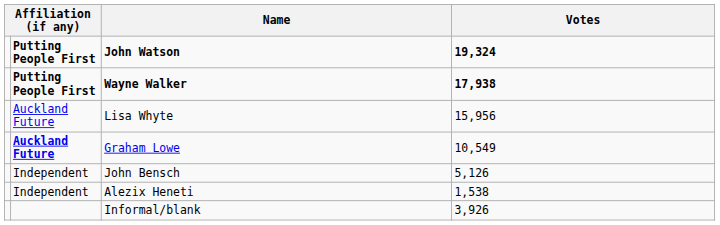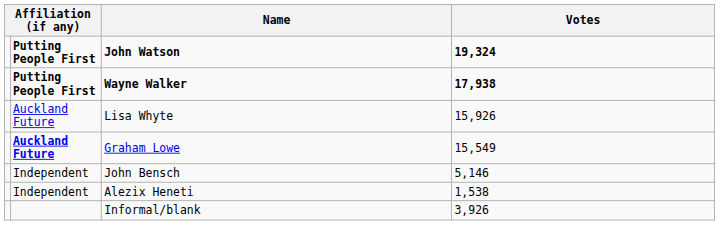(475, 116) 15,956 -> (475, 116) 15,926
(475, 148) 10,549 -> (475, 148) 15,549
(472, 173) 5,126 -> (472, 173) 5,146
